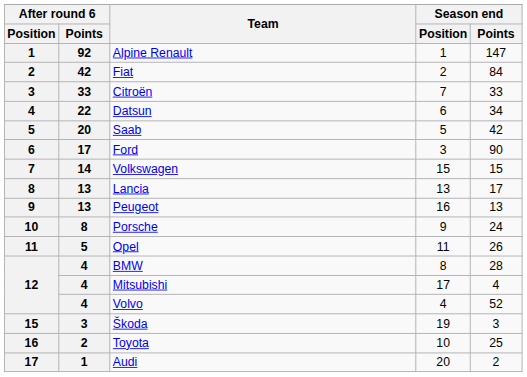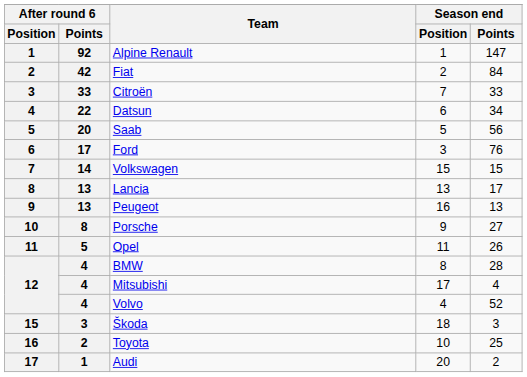(496, 131) 42 -> (496, 131) 56
(496, 150) 90 -> (496, 150) 76
(496, 227) 24 -> (496, 227) 27
(443, 324) 19 -> (443, 324) 18
